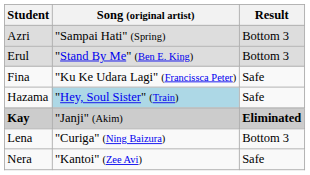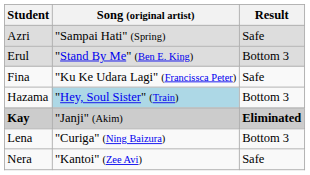(266, 35) Bottom 3 -> (253, 35) Safe
(253, 97) Safe -> (266, 97) Bottom 3
